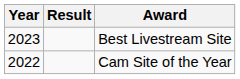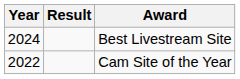(24, 39) 2023 -> (24, 39) 2024
